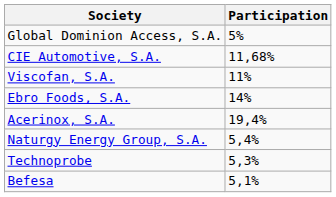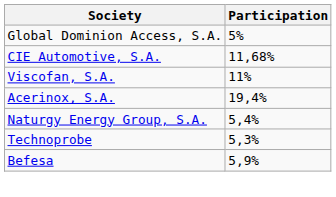- row: (69, 98)
(244, 181) 5,1% -> (244, 160) 5,9%
